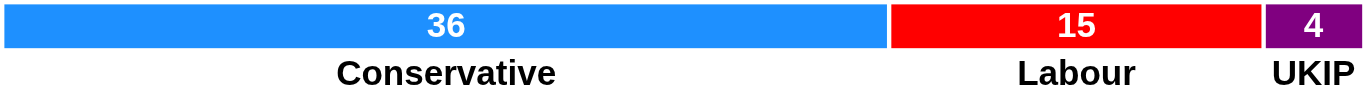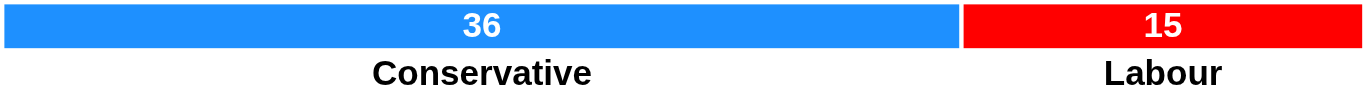- column: (1314, 25)
